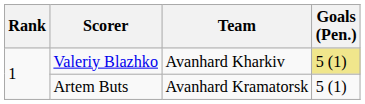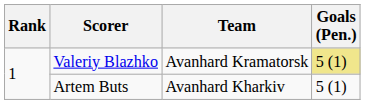(225, 61) Avanhard Kharkiv -> (237, 61) Avanhard Kramatorsk
(237, 86) Avanhard Kramatorsk -> (225, 86) Avanhard Kharkiv
